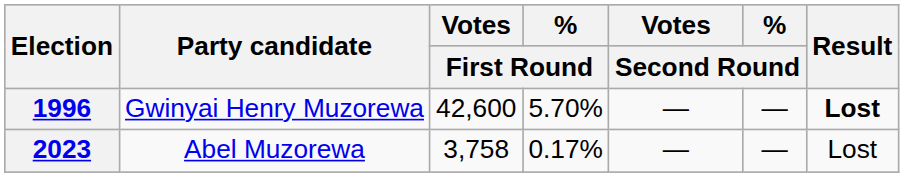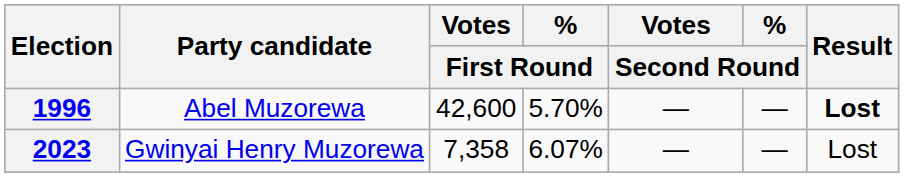(274, 108) Gwinyai Henry Muzorewa -> (274, 108) Abel Muzorewa
(274, 150) Abel Muzorewa -> (274, 150) Gwinyai Henry Muzorewa
(476, 150) 3,758 -> (476, 150) 7,358
(566, 150) 0.17% -> (566, 150) 6.07%
